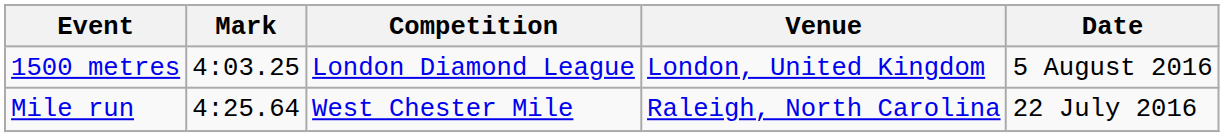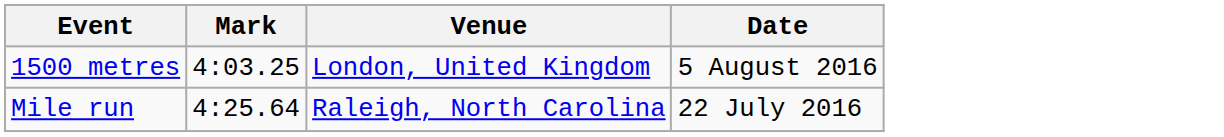- column: (473, 26)
